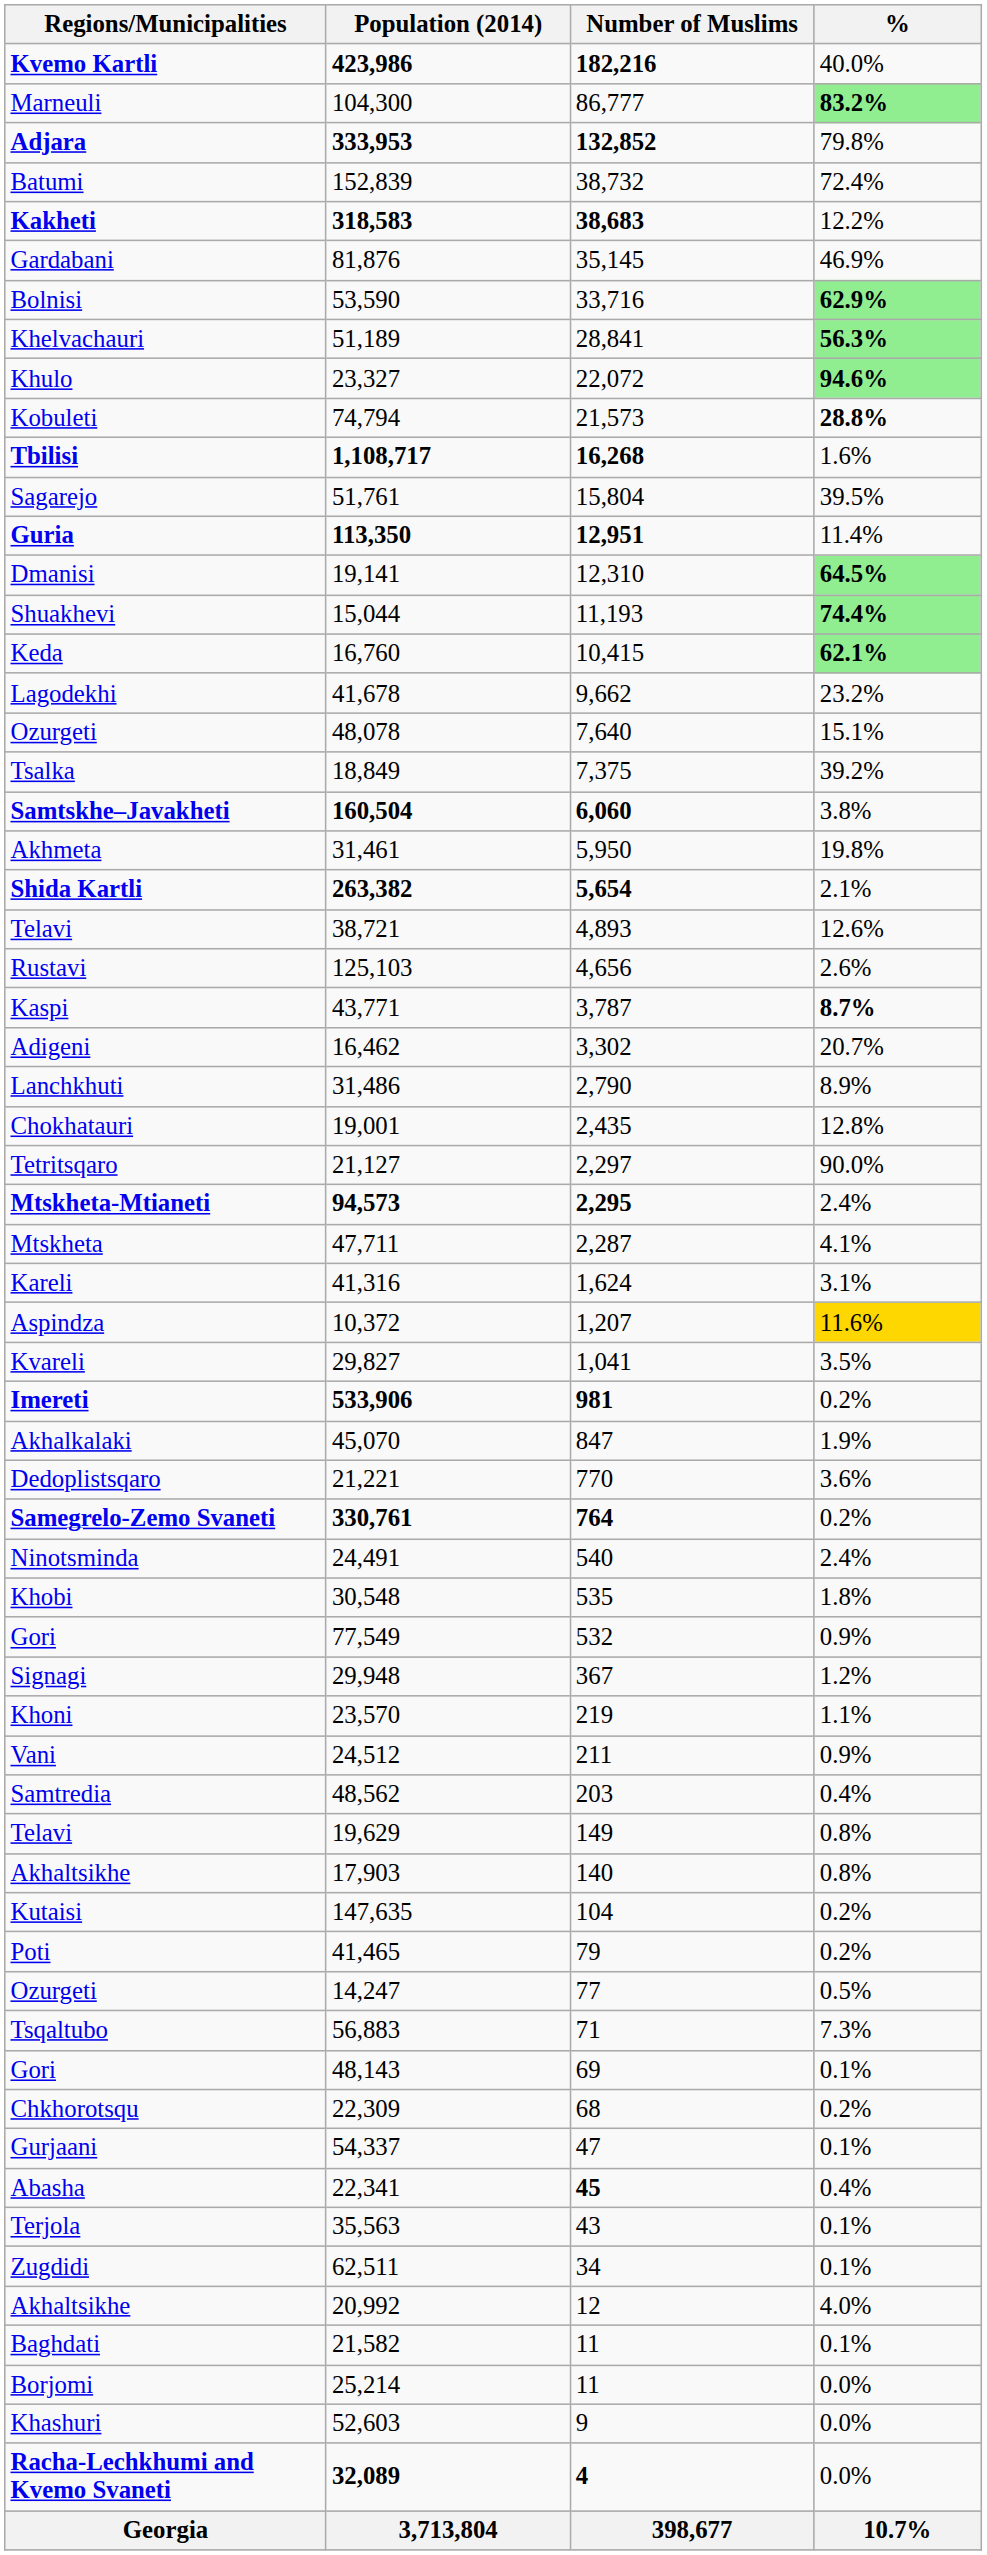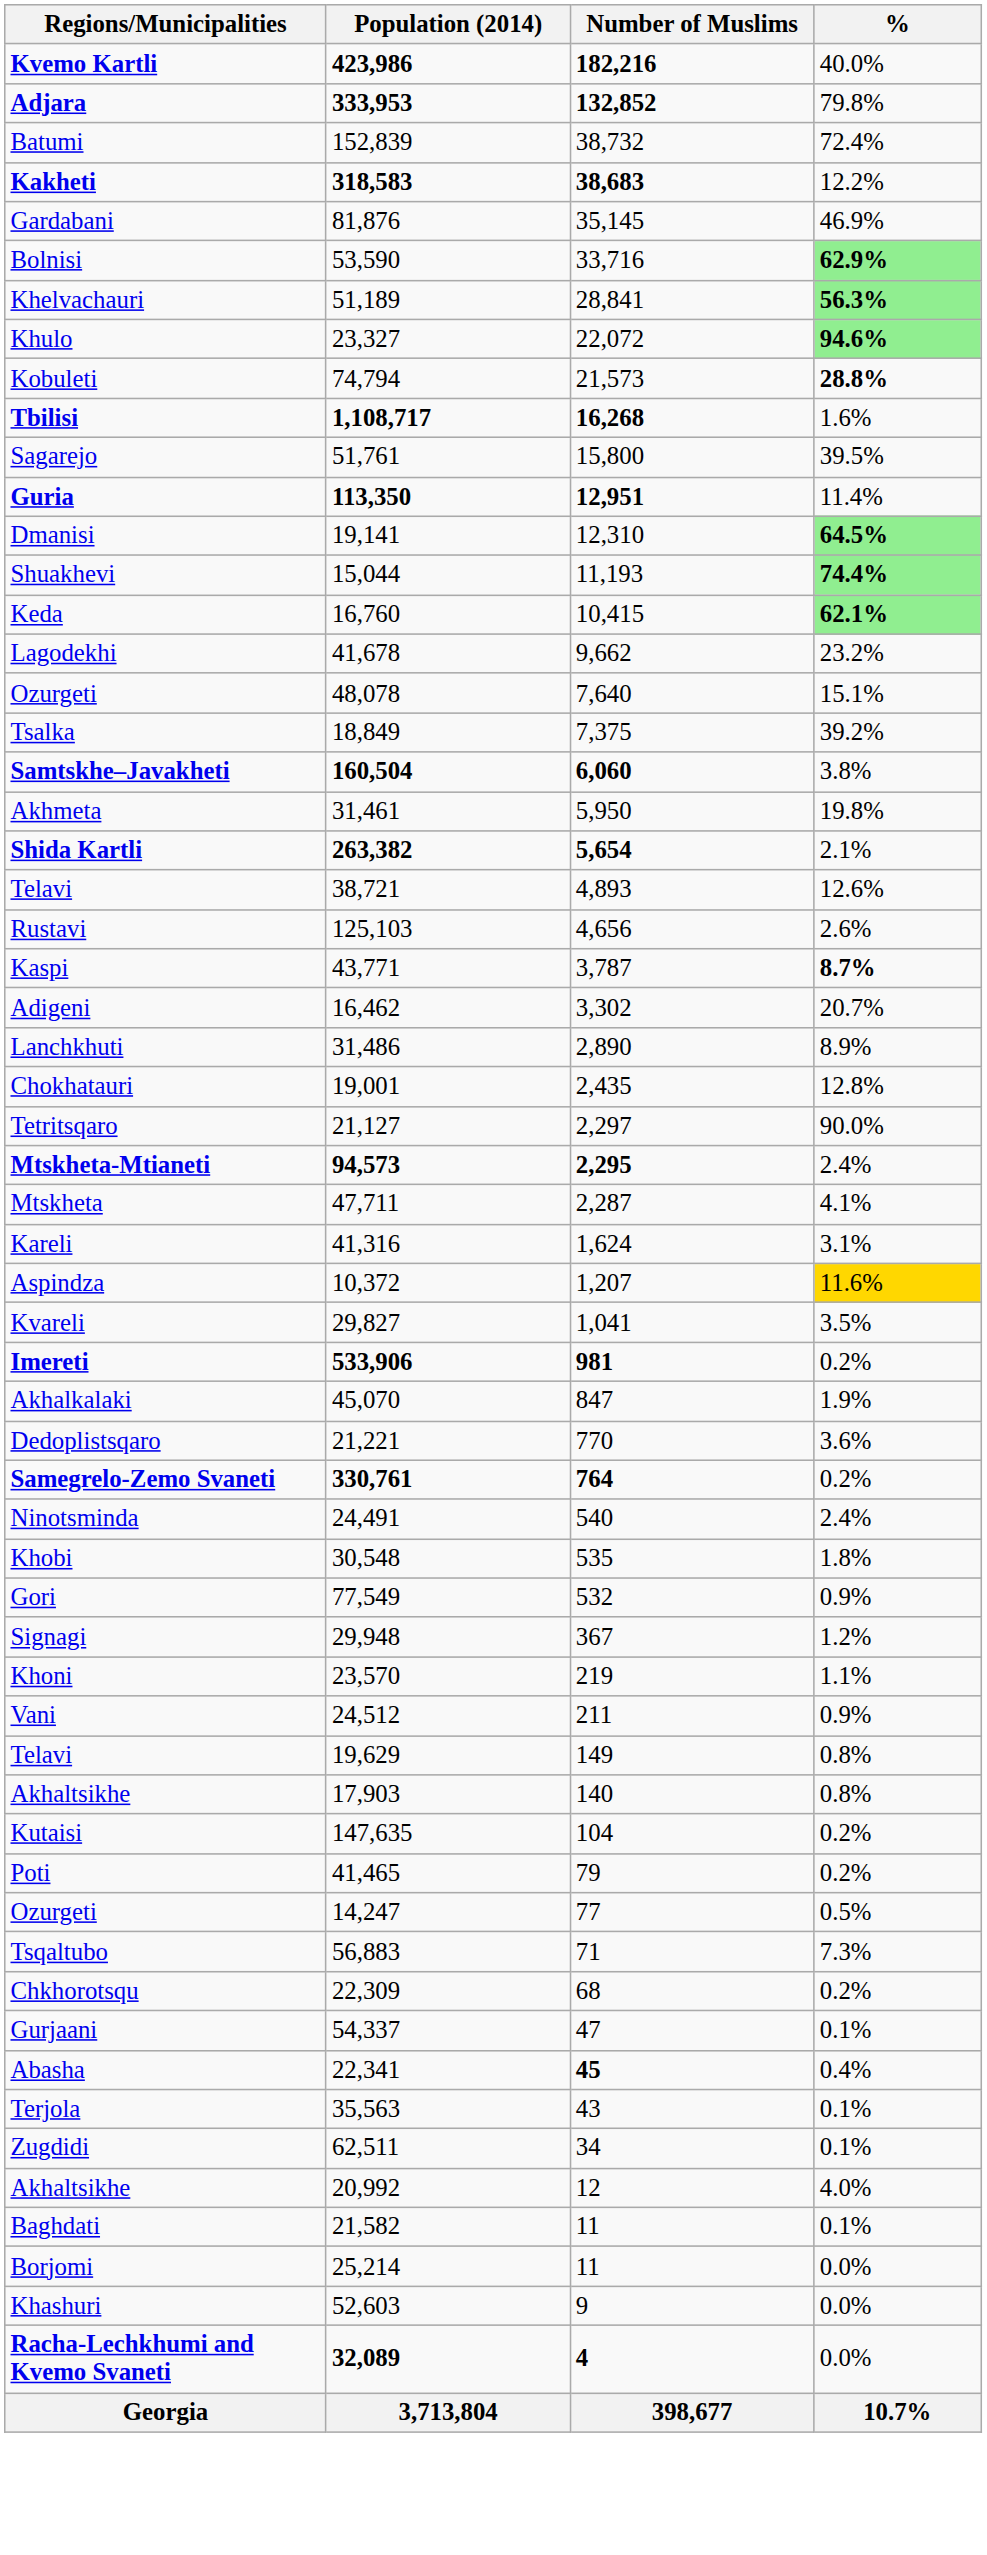- row: (56, 102)
(610, 496) 15,804 -> (610, 456) 15,800
(604, 1086) 2,790 -> (604, 1046) 2,890
- row: (61, 1794)
- row: (33, 2069)
